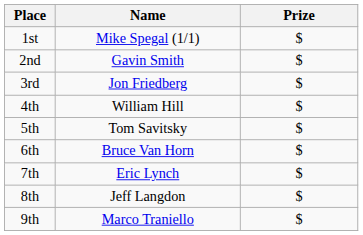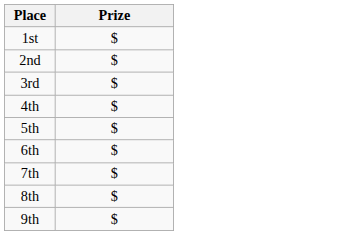- column: (148, 15)
